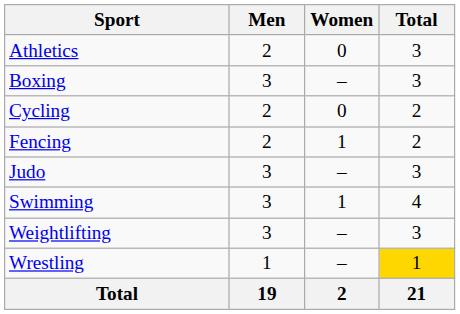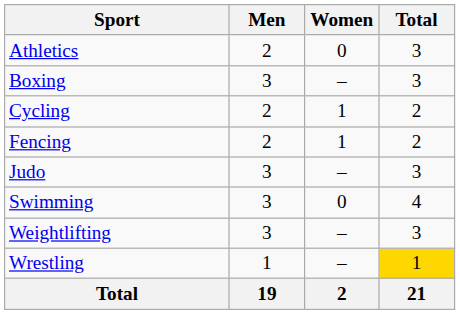(342, 111) 0 -> (342, 111) 1
(342, 202) 1 -> (342, 202) 0
